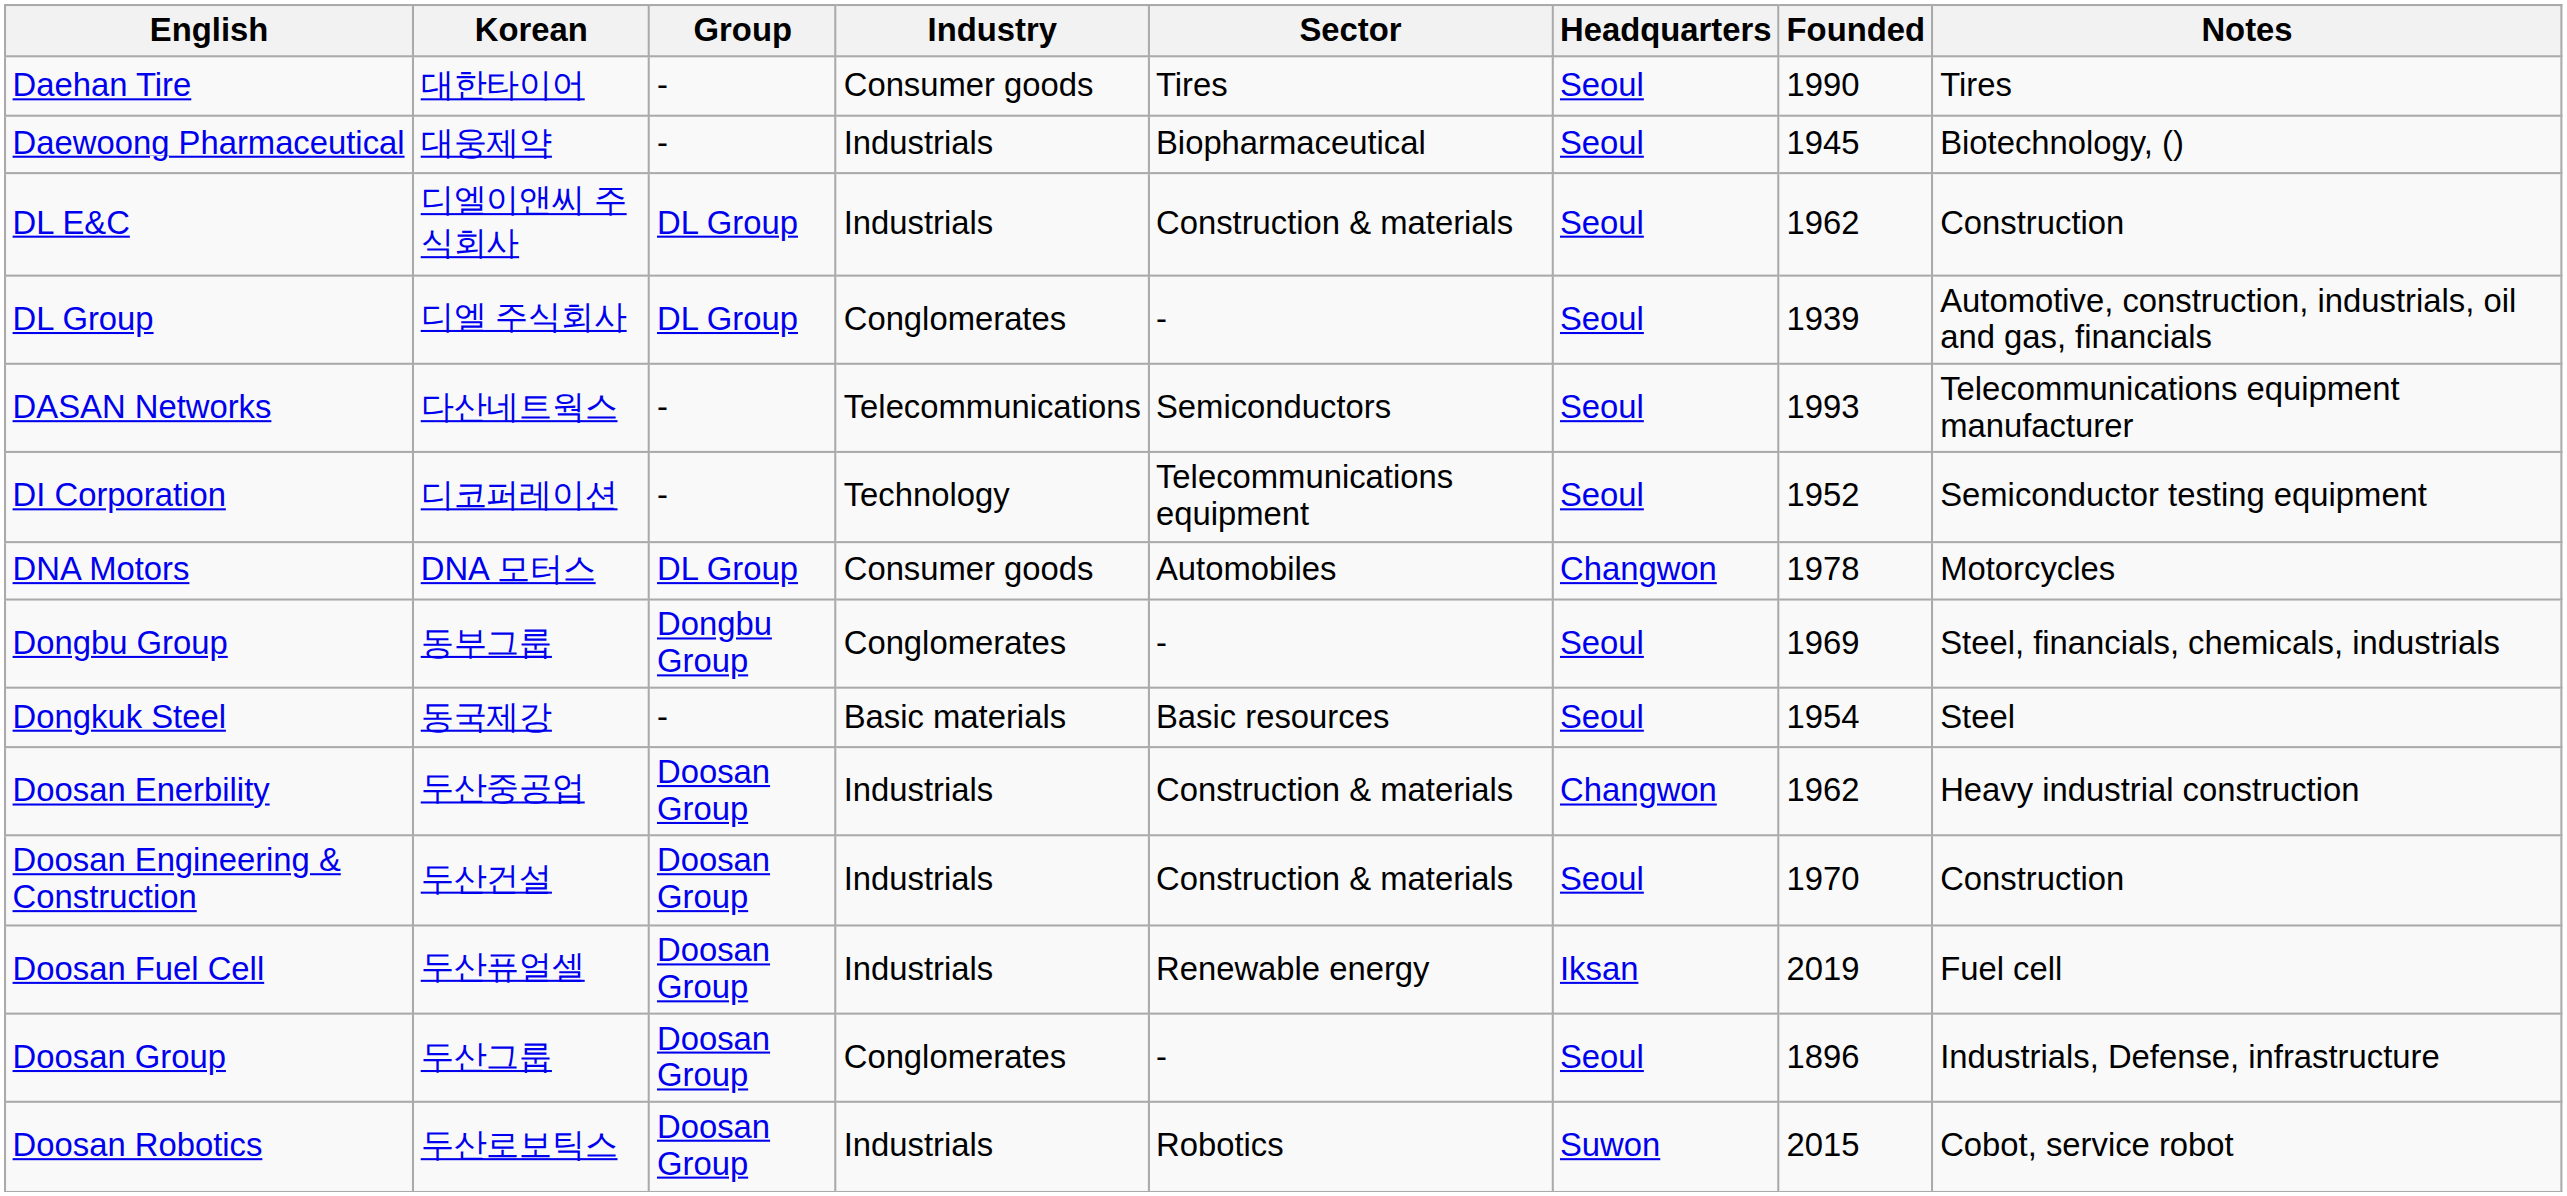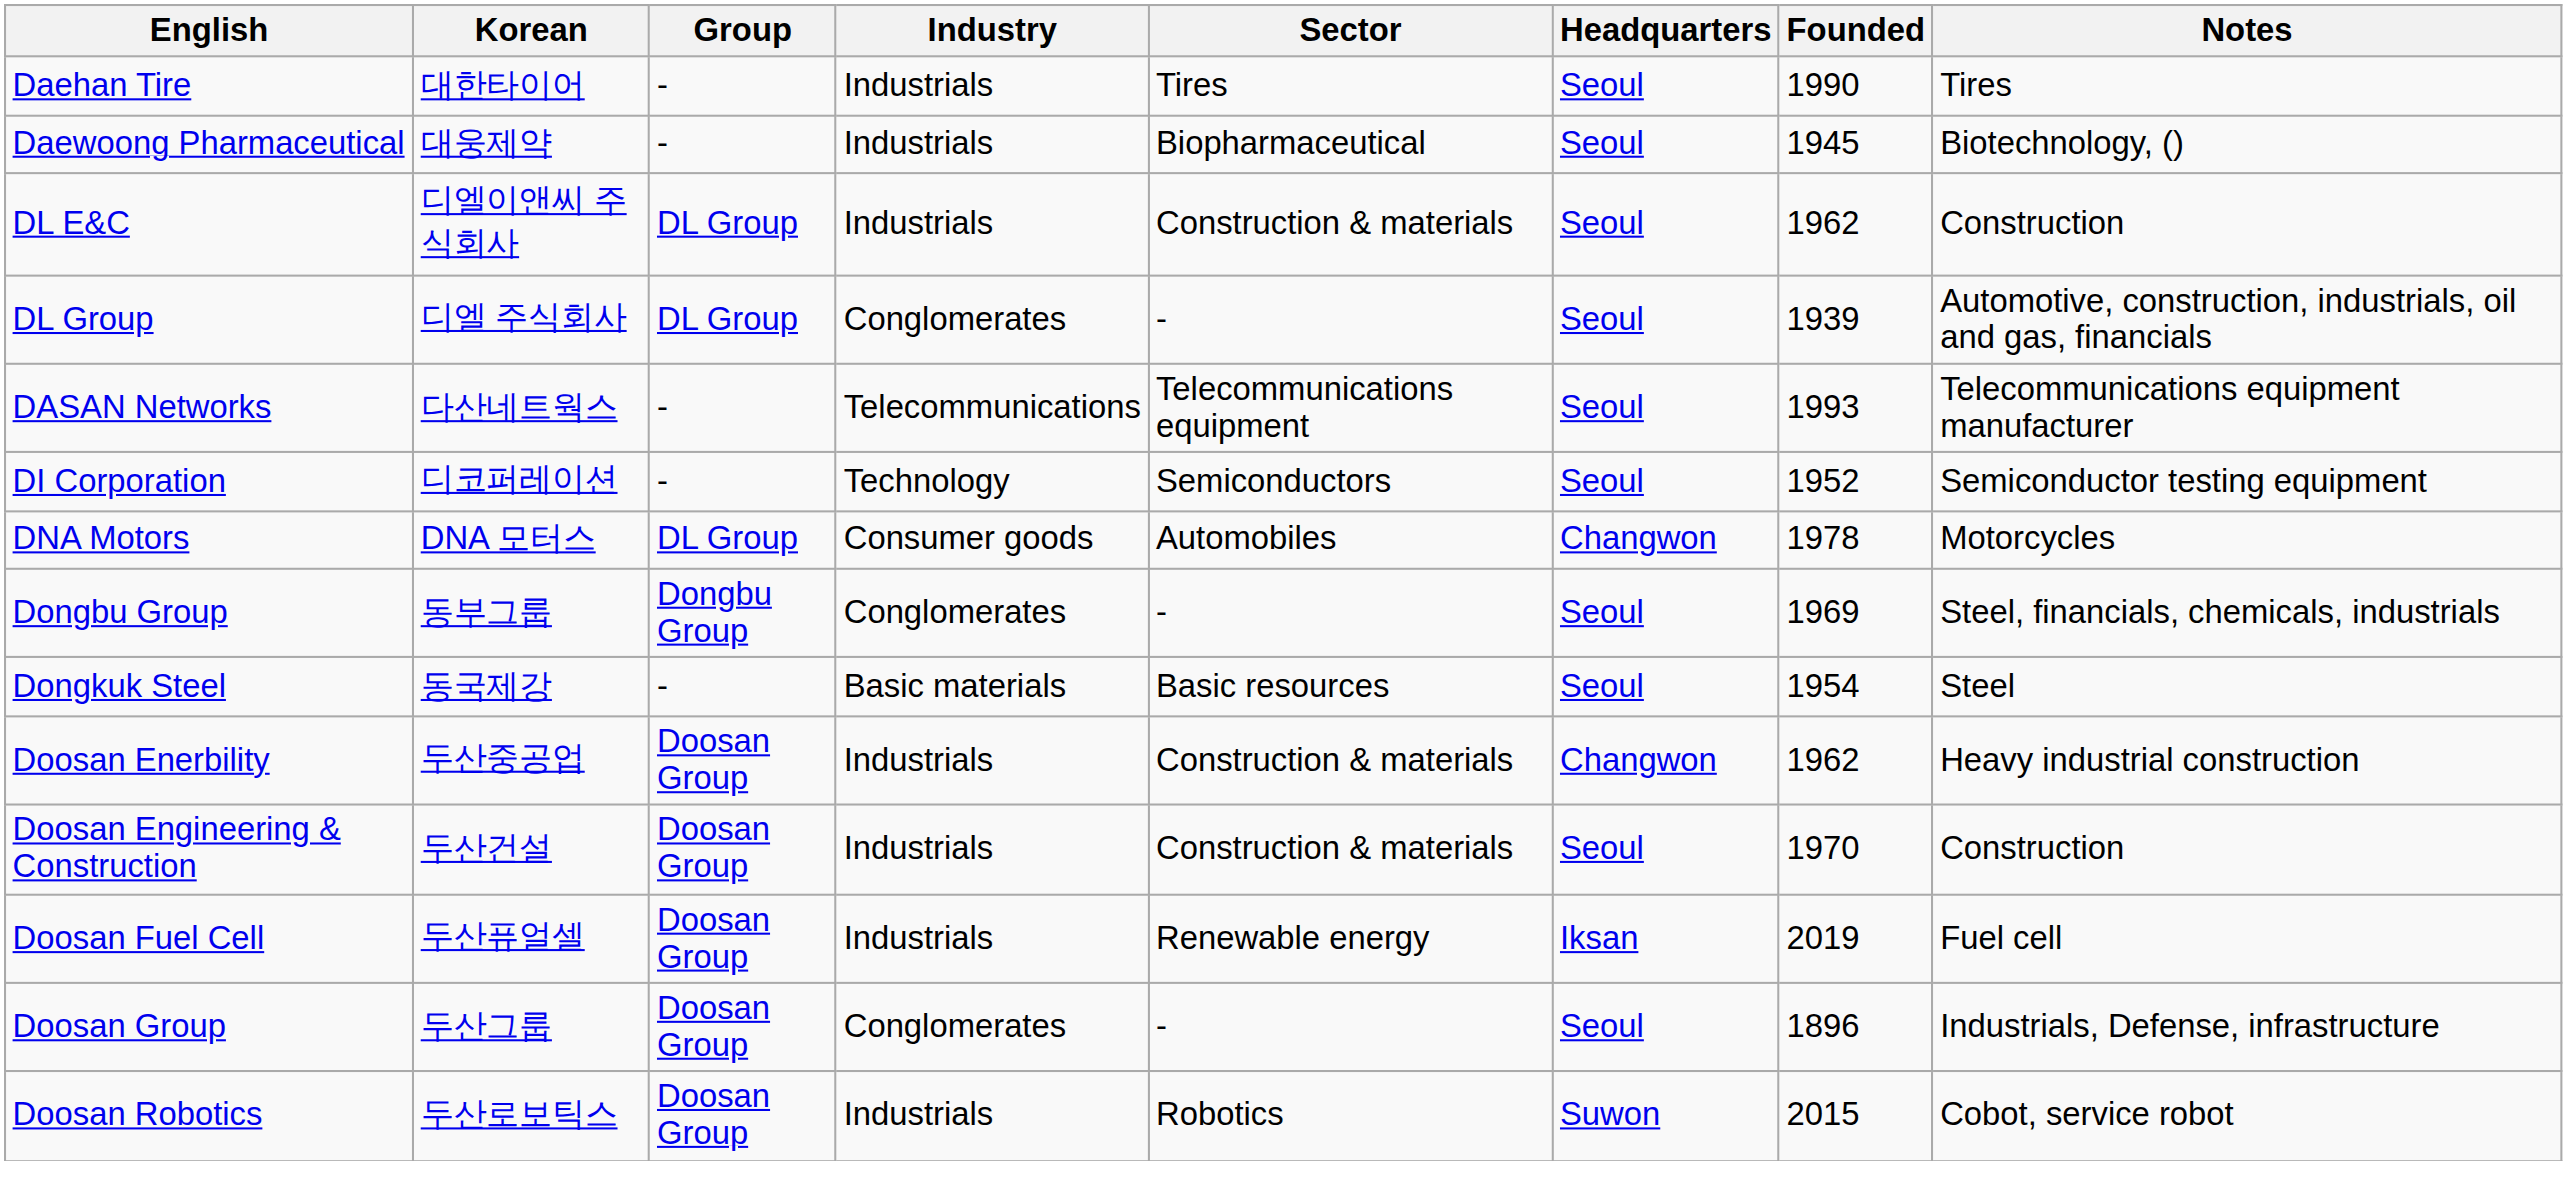(969, 85) Consumer goods -> (918, 85) Industrials
(1274, 407) Semiconductors -> (1305, 407) Telecommunications equipment
(1305, 496) Telecommunications equipment -> (1274, 480) Semiconductors
